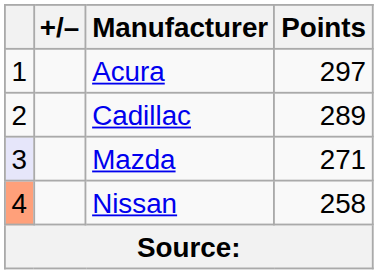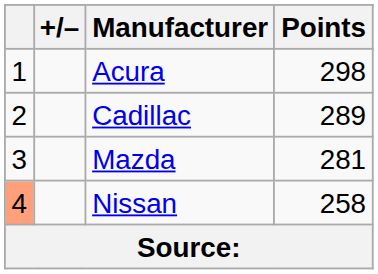(343, 71) 297 -> (343, 71) 298
(19, 159) lavender background -> (19, 159) no background
(343, 159) 271 -> (343, 159) 281
